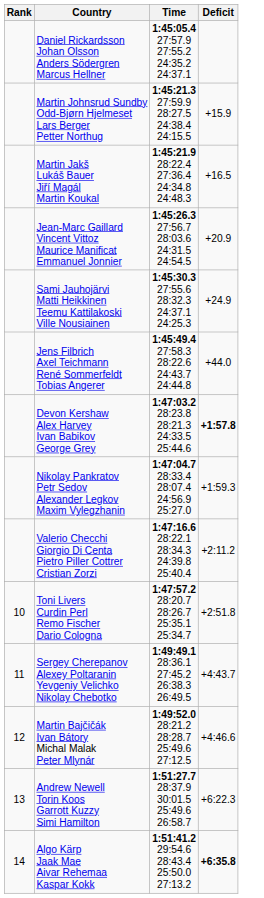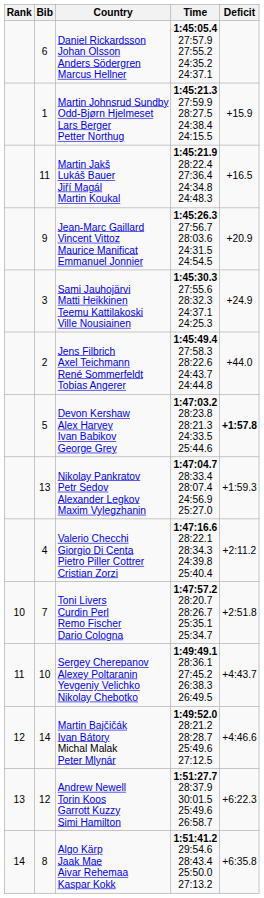+ column: (45, 12)
(218, 862) bold -> (239, 862) normal
